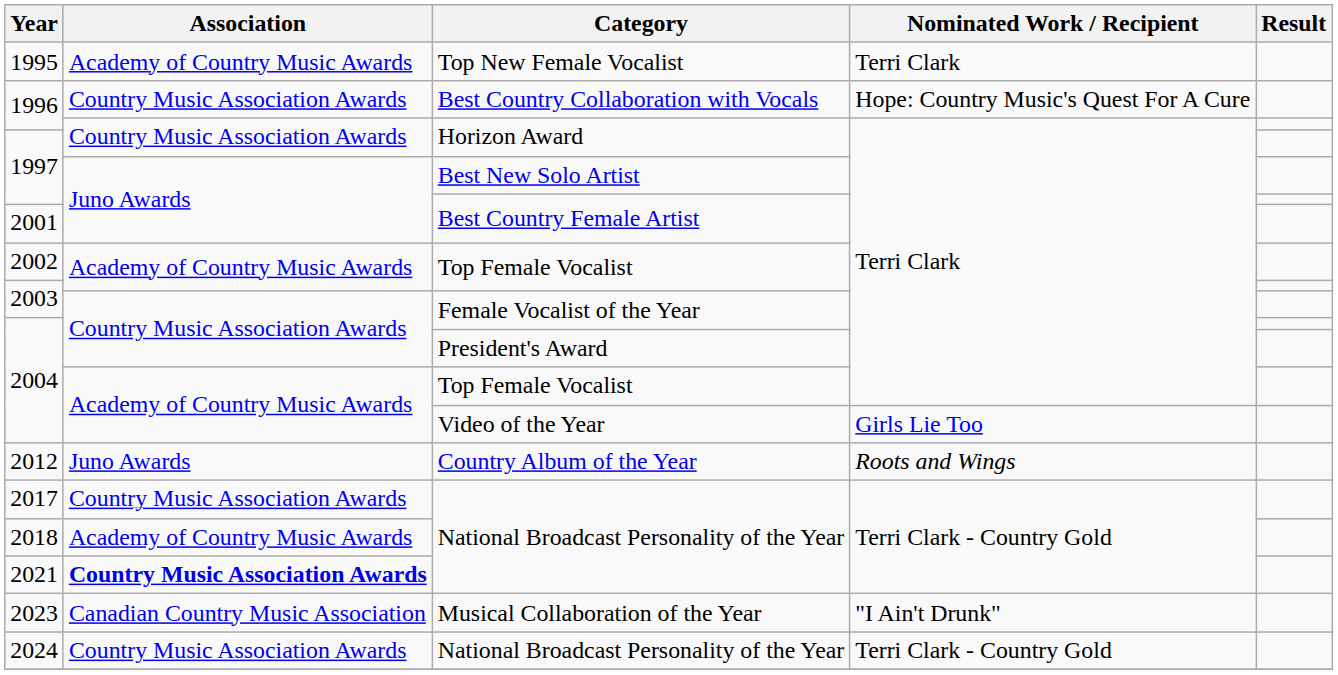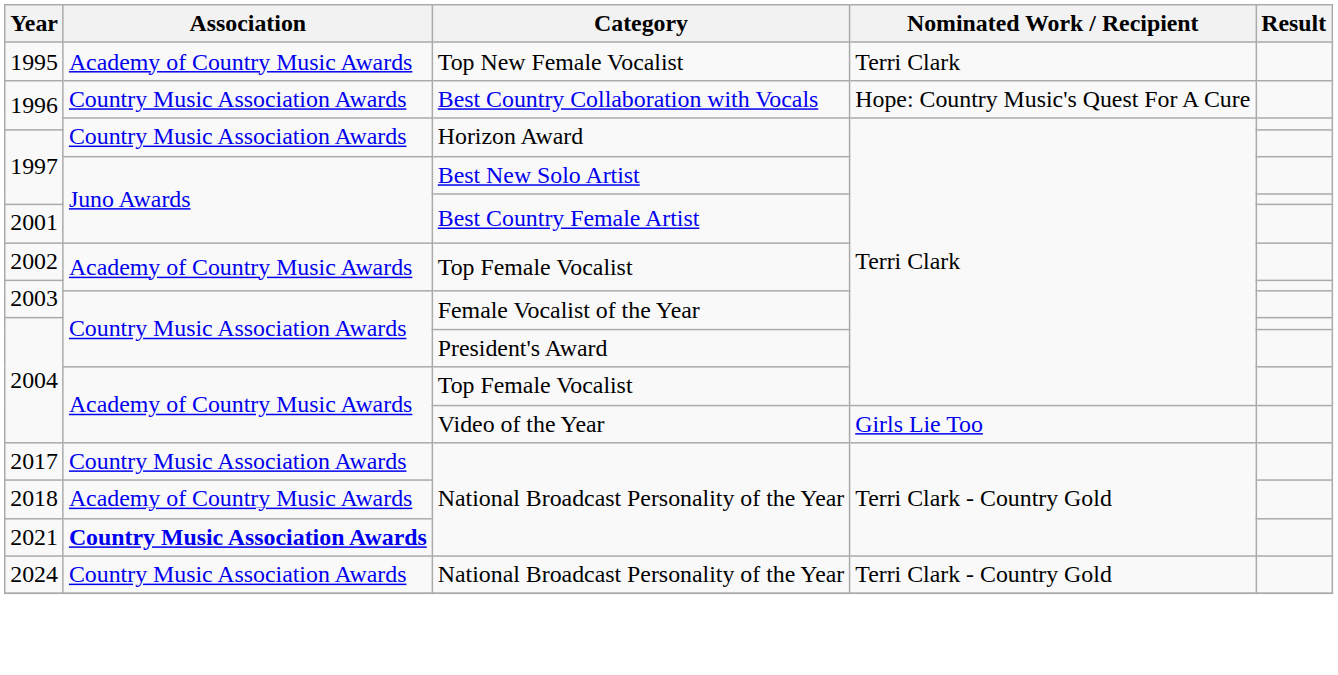- row: (34, 461)
- row: (34, 612)
